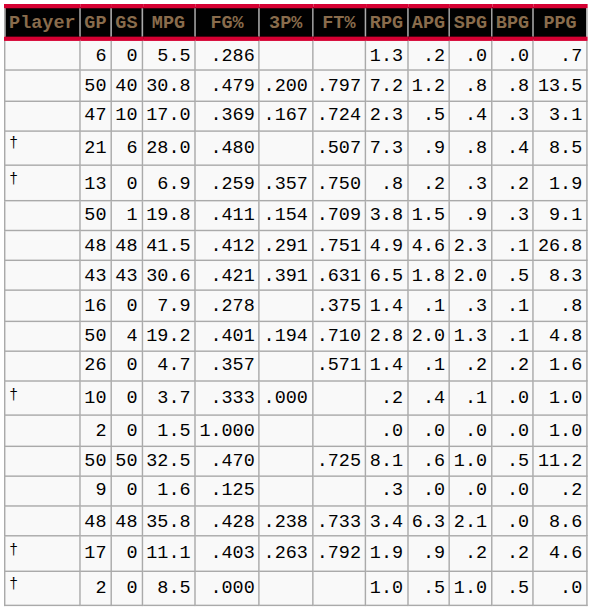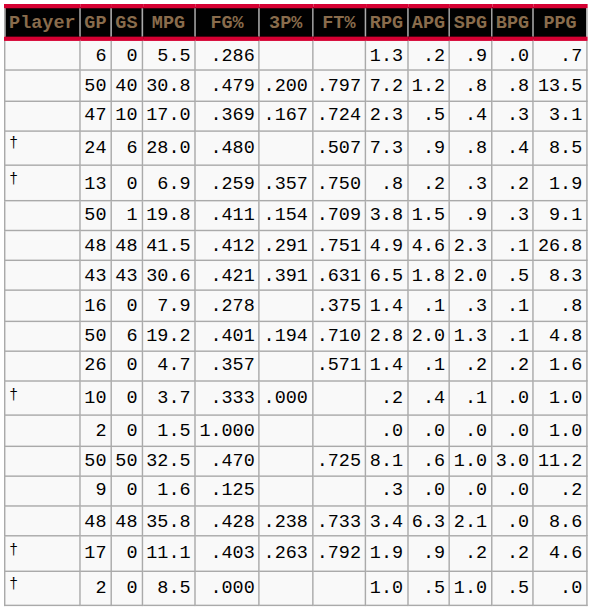(476, 56) .0 -> (476, 56) .9
(95, 148) 21 -> (95, 148) 24
(132, 336) 4 -> (132, 336) 6
(518, 461) .5 -> (512, 461) 3.0
